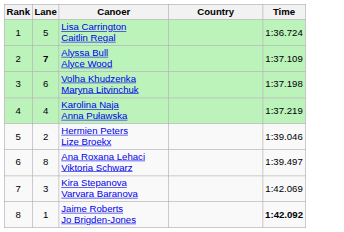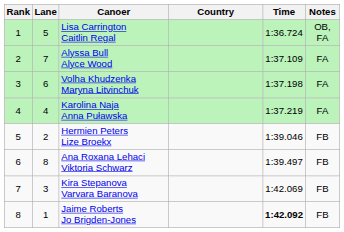+ column: (322, 12)
(46, 58) bold -> (46, 58) normal
